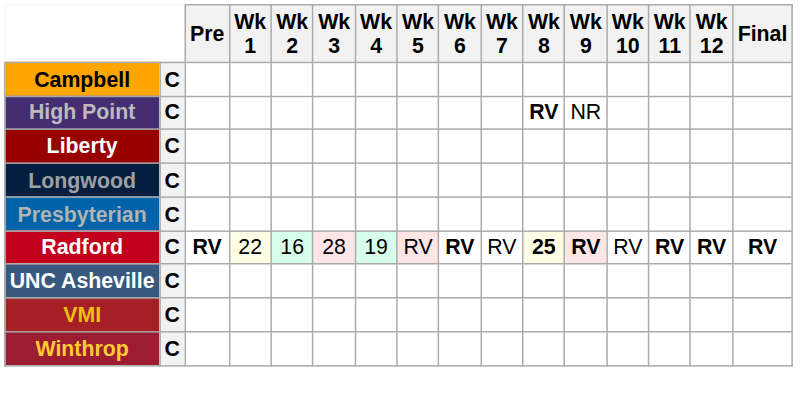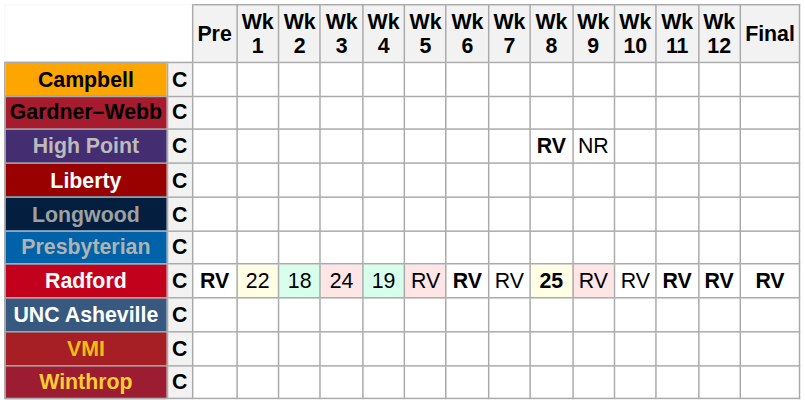+ row: (86, 113)
(292, 248) 16 -> (300, 281) 18
(334, 248) 28 -> (342, 281) 24
(586, 248) bold -> (593, 281) normal
